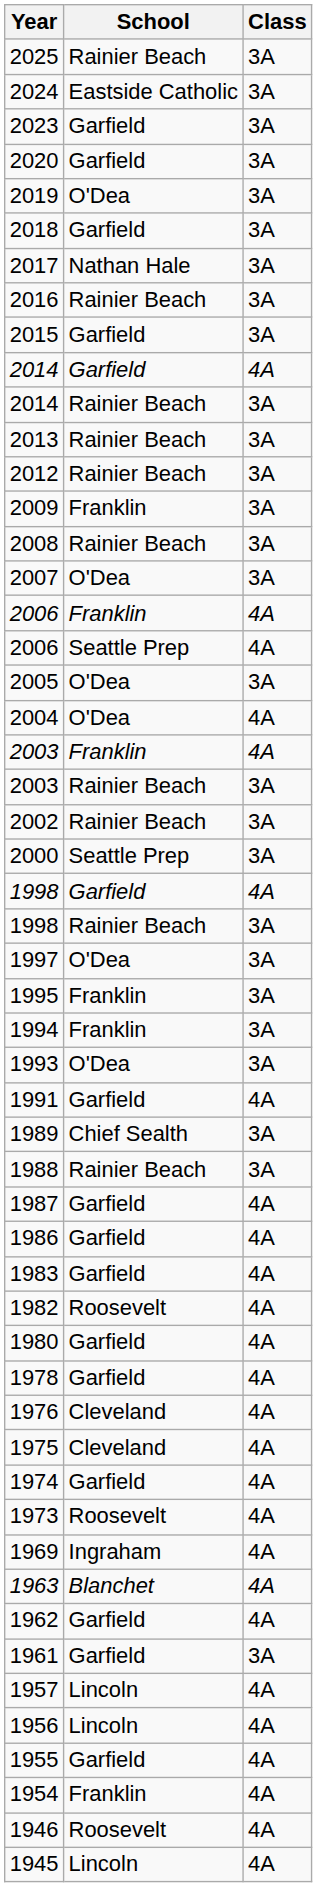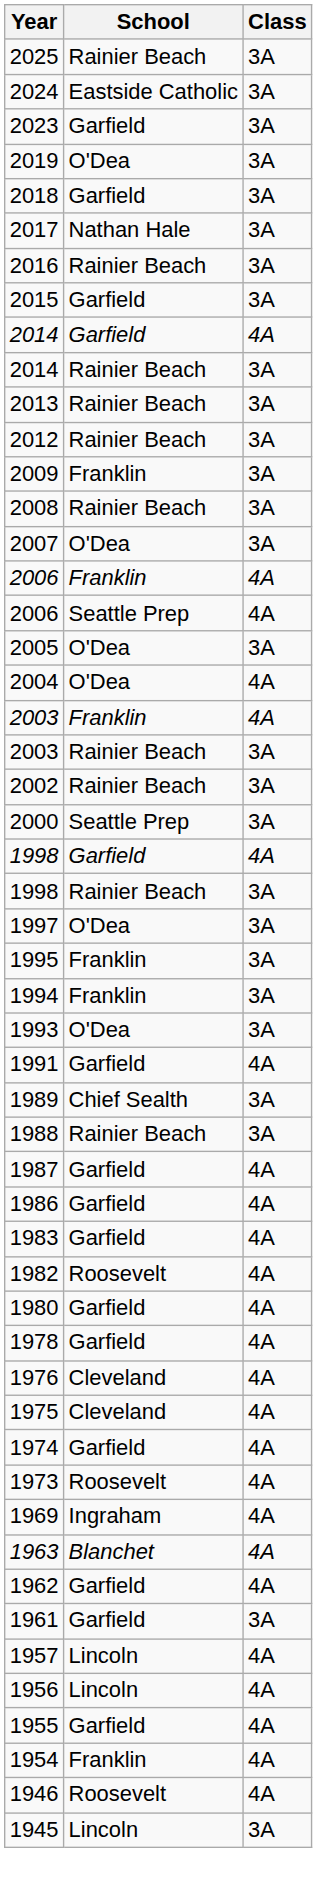- row: (34, 160)
(261, 1864) 4A -> (261, 1829) 3A
